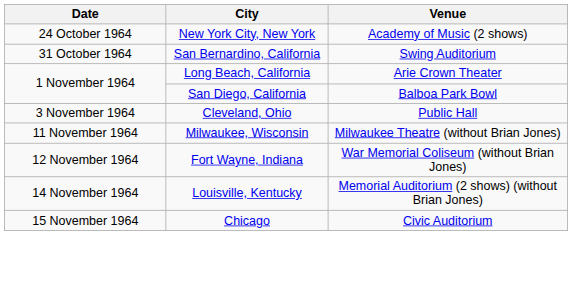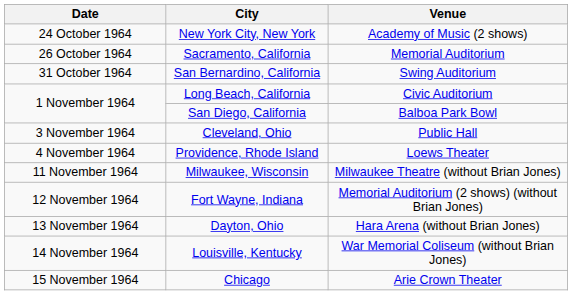+ row: (247, 53)
(448, 73) Arie Crown Theater -> (448, 93) Civic Auditorium
+ row: (247, 152)
(448, 159) War Memorial Coliseum (without Brian Jones) -> (448, 199) Memorial Auditorium (2 shows) (without Brian Jones)
+ row: (247, 226)
(448, 193) Memorial Auditorium (2 shows) (without Brian Jones) -> (448, 253) War Memorial Coliseum (without Brian Jones)
(448, 220) Civic Auditorium -> (448, 279) Arie Crown Theater
